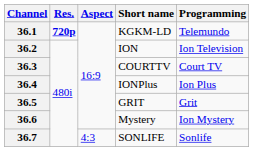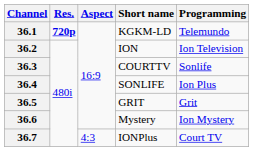(201, 66) Court TV -> (195, 66) Sonlife
(138, 84) IONPlus -> (141, 84) SONLIFE
(141, 137) SONLIFE -> (138, 137) IONPlus
(195, 137) Sonlife -> (201, 137) Court TV
